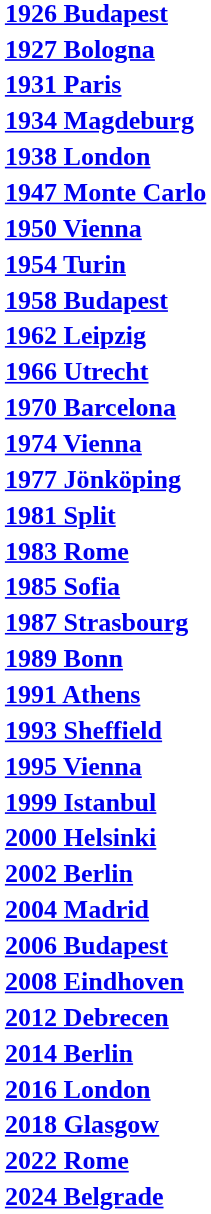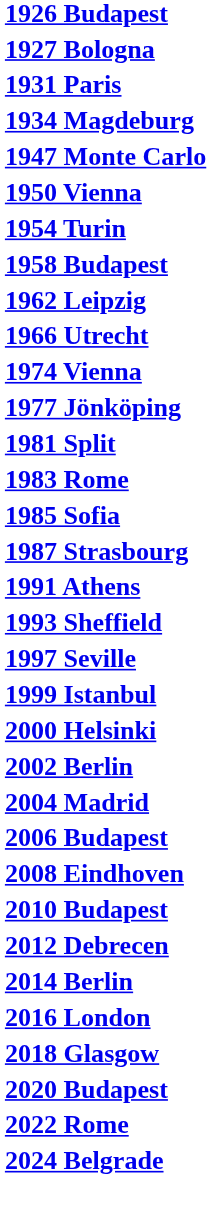- row: (78, 156)
- row: (90, 407)
- row: (64, 658)
- row: (73, 766)
+ row: (70, 658)
+ row: (86, 909)
+ row: (86, 1089)
